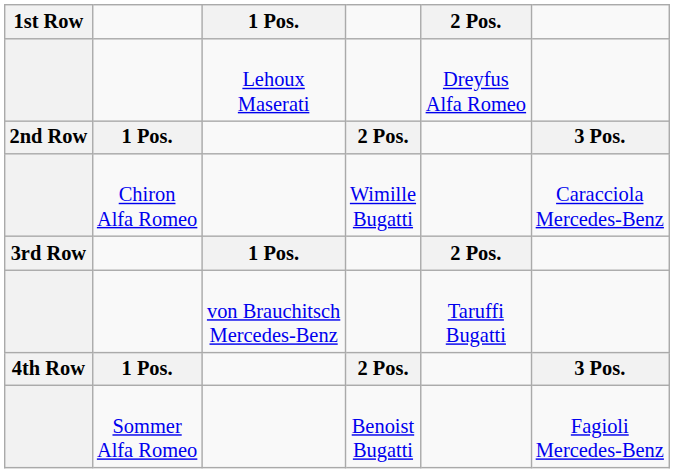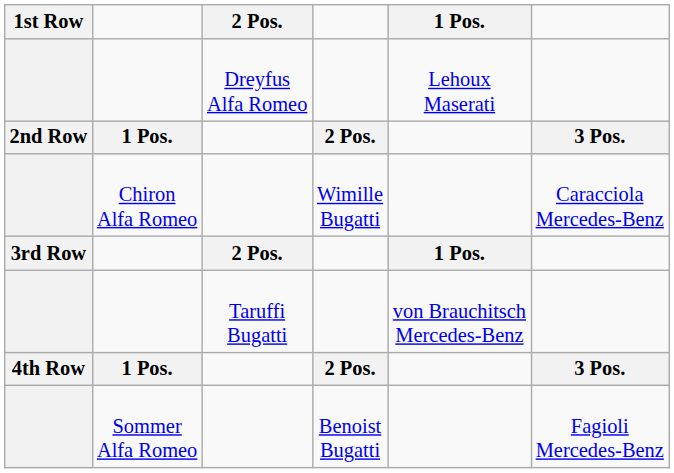columns swapped: (274, 21) <-> (476, 21)
